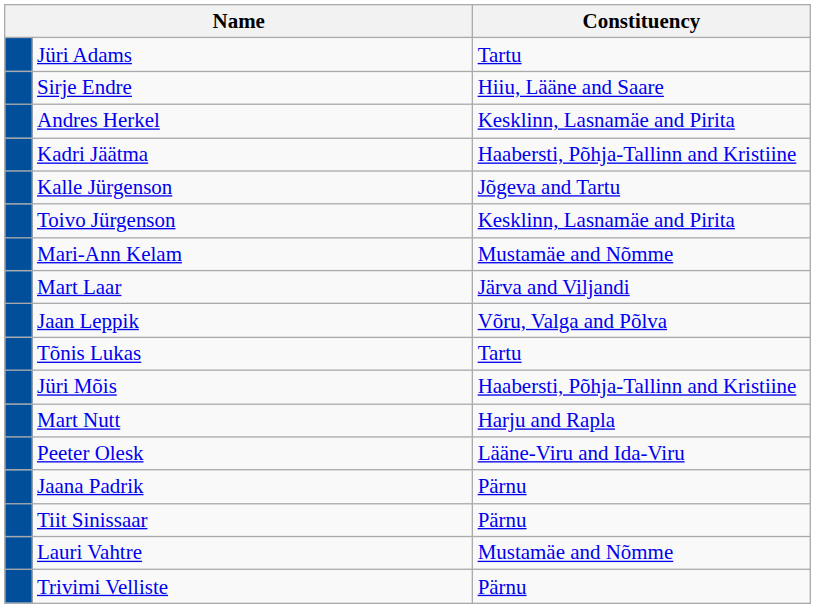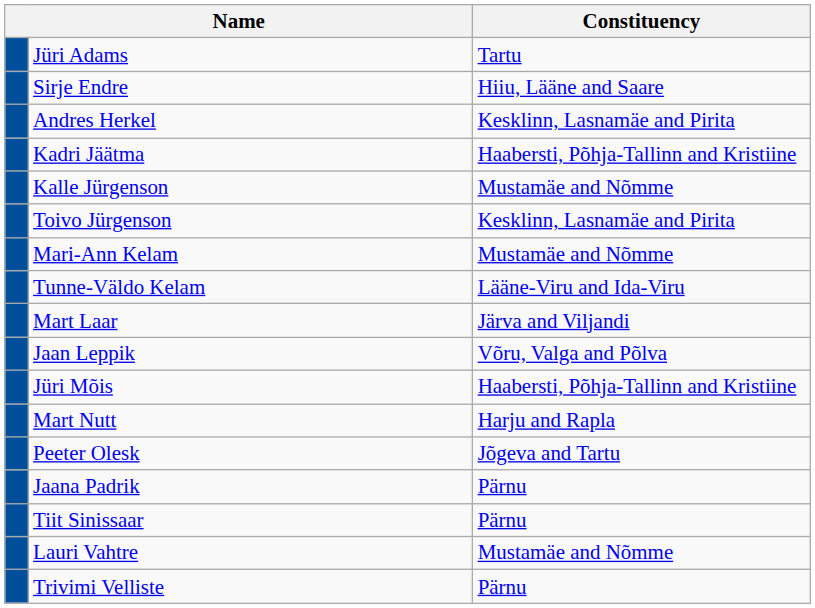(549, 187) Jõgeva and Tartu -> (575, 187) Mustamäe and Nõmme
+ row: (119, 287)
- row: (89, 353)
(581, 453) Lääne-Viru and Ida-Viru -> (549, 453) Jõgeva and Tartu
